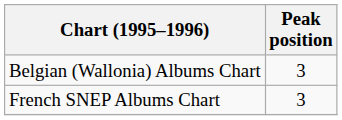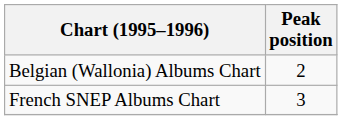(301, 70) 3 -> (301, 70) 2
